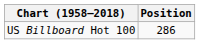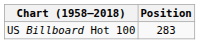(166, 30) 286 -> (166, 30) 283
